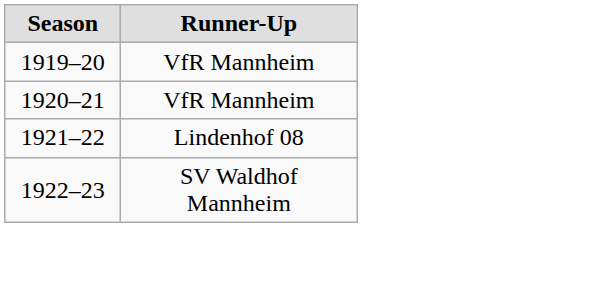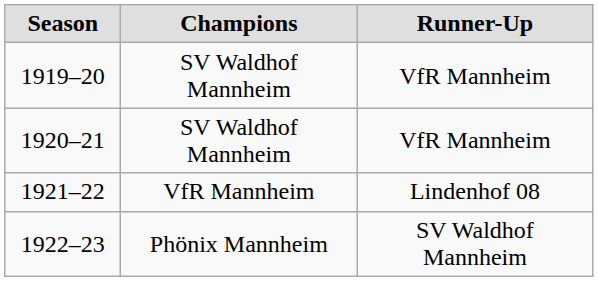+ column: (239, 23)
